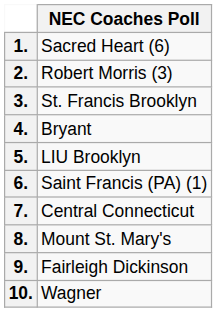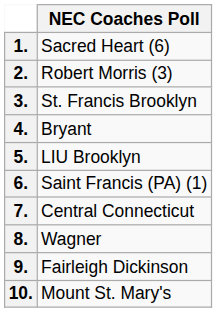(106, 239) Mount St. Mary's -> (71, 239) Wagner
(71, 294) Wagner -> (106, 294) Mount St. Mary's
